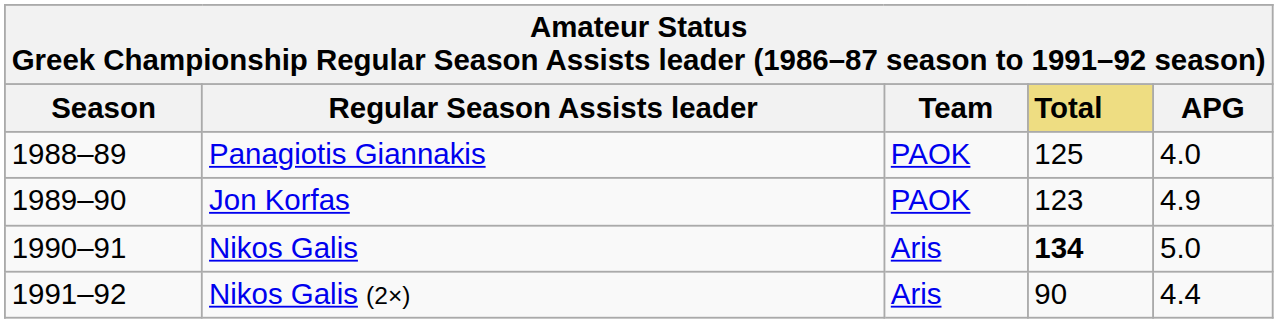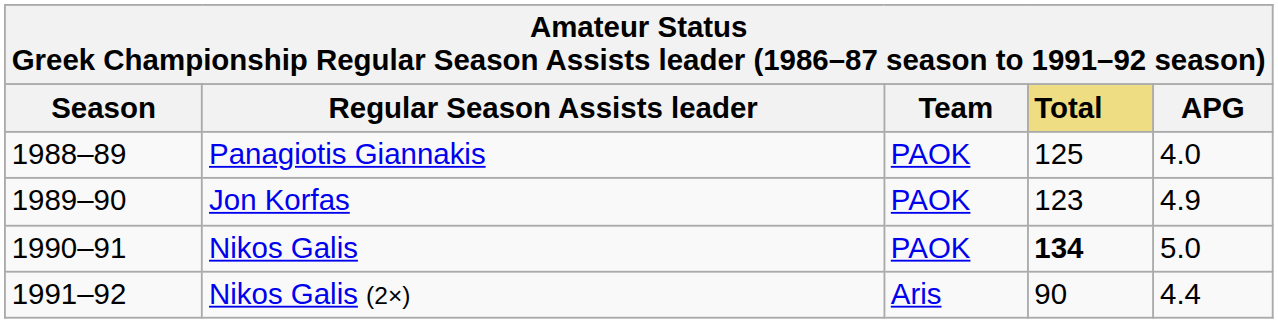(916, 247) Aris -> (931, 247) PAOK
